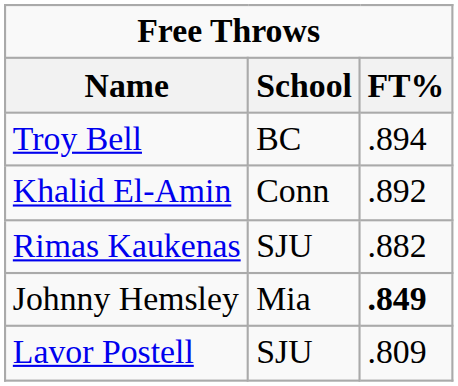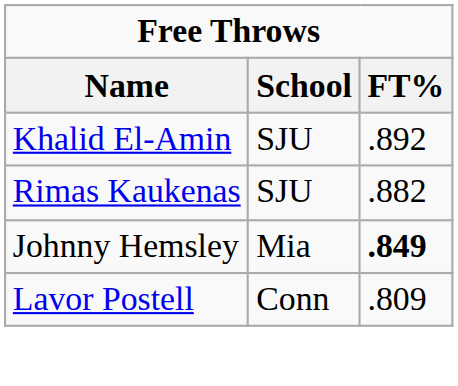- row: (77, 138)
(293, 191) Conn -> (284, 138) SJU
(284, 352) SJU -> (293, 298) Conn
